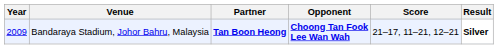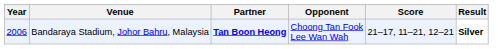(17, 32) 2009 -> (17, 32) 2006
(329, 32) bold -> (327, 32) normal
